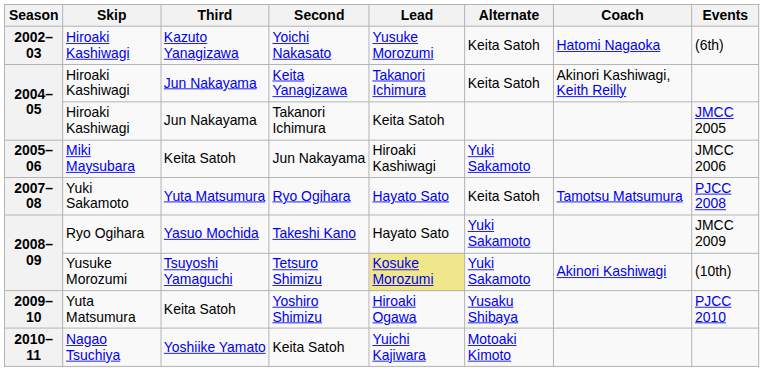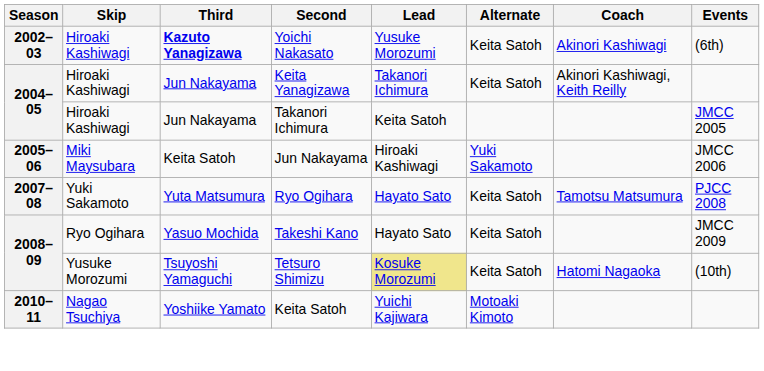(201, 45) normal -> (203, 45) bold
(608, 45) Hatomi Nagaoka -> (612, 45) Akinori Kashiwagi
(499, 234) Yuki Sakamoto -> (506, 234) Keita Satoh
(499, 271) Yuki Sakamoto -> (506, 271) Keita Satoh
(612, 271) Akinori Kashiwagi -> (608, 271) Hatomi Nagaoka
- row: (297, 309)
